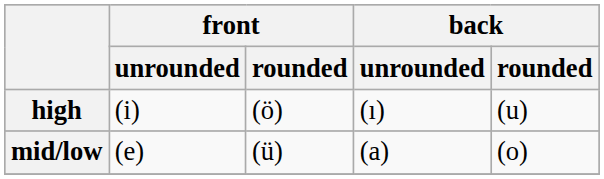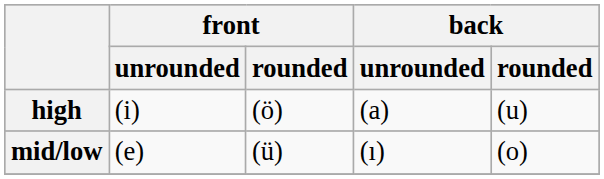(372, 109) (ı) -> (374, 109) (a)
(374, 151) (a) -> (372, 151) (ı)
